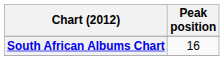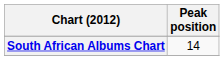(193, 45) 16 -> (193, 45) 14
